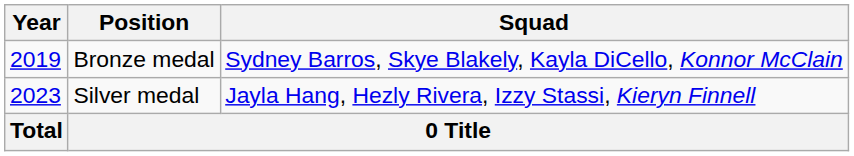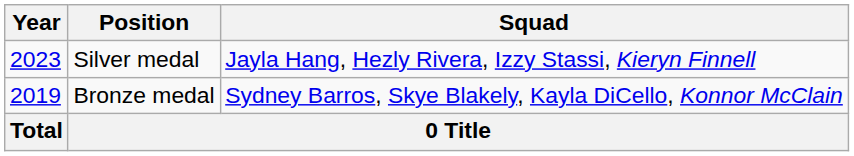rows swapped: (144, 58) <-> (136, 95)
